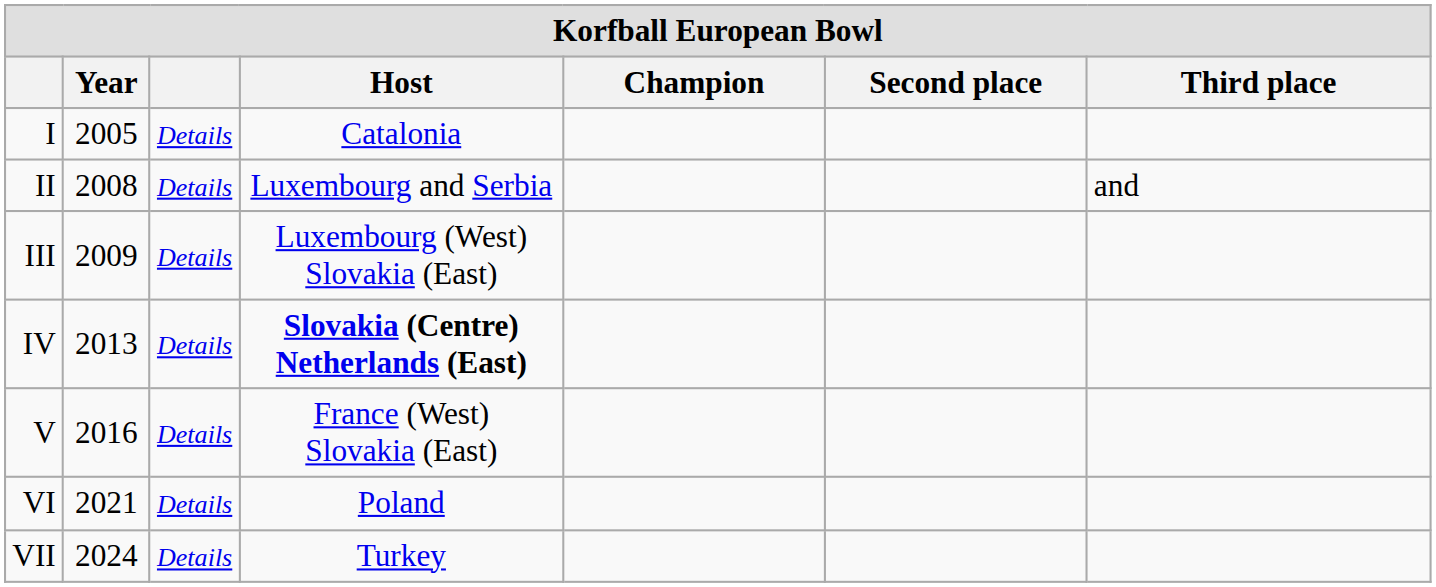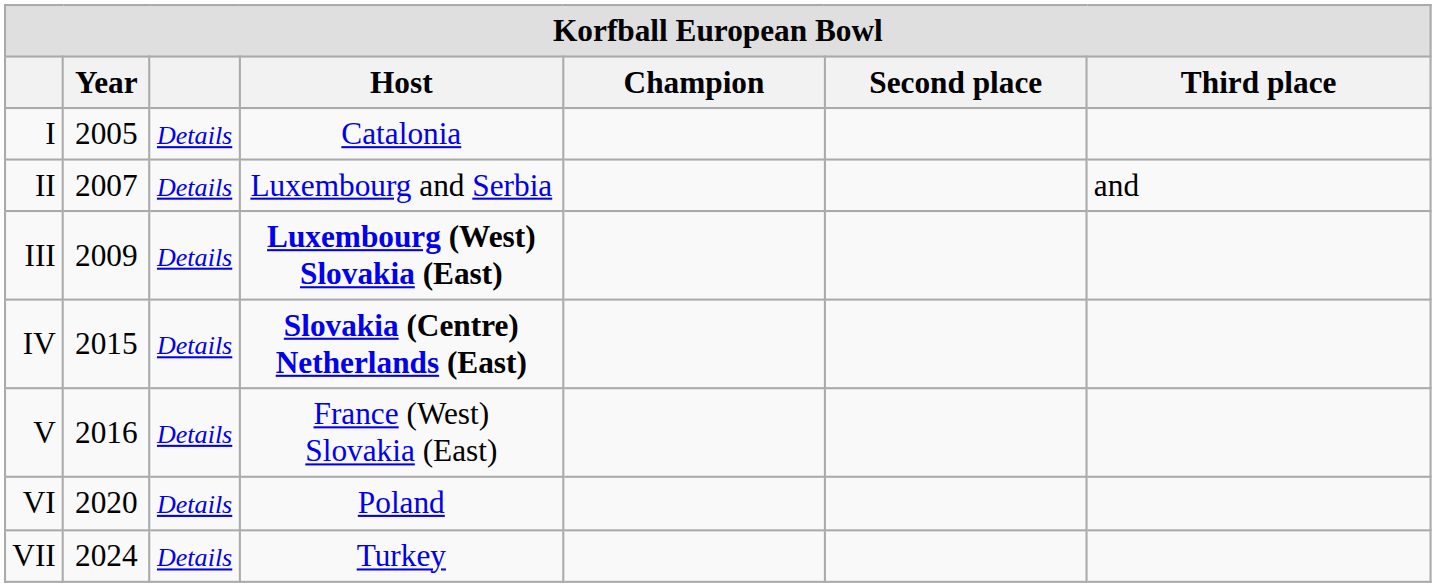(106, 185) 2008 -> (106, 185) 2007
(401, 255) normal -> (401, 255) bold
(106, 344) 2013 -> (106, 344) 2015
(106, 503) 2021 -> (106, 503) 2020
